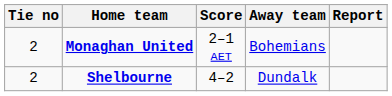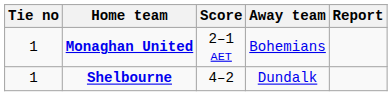(33, 47) 2 -> (33, 47) 1
(33, 79) 2 -> (33, 79) 1
